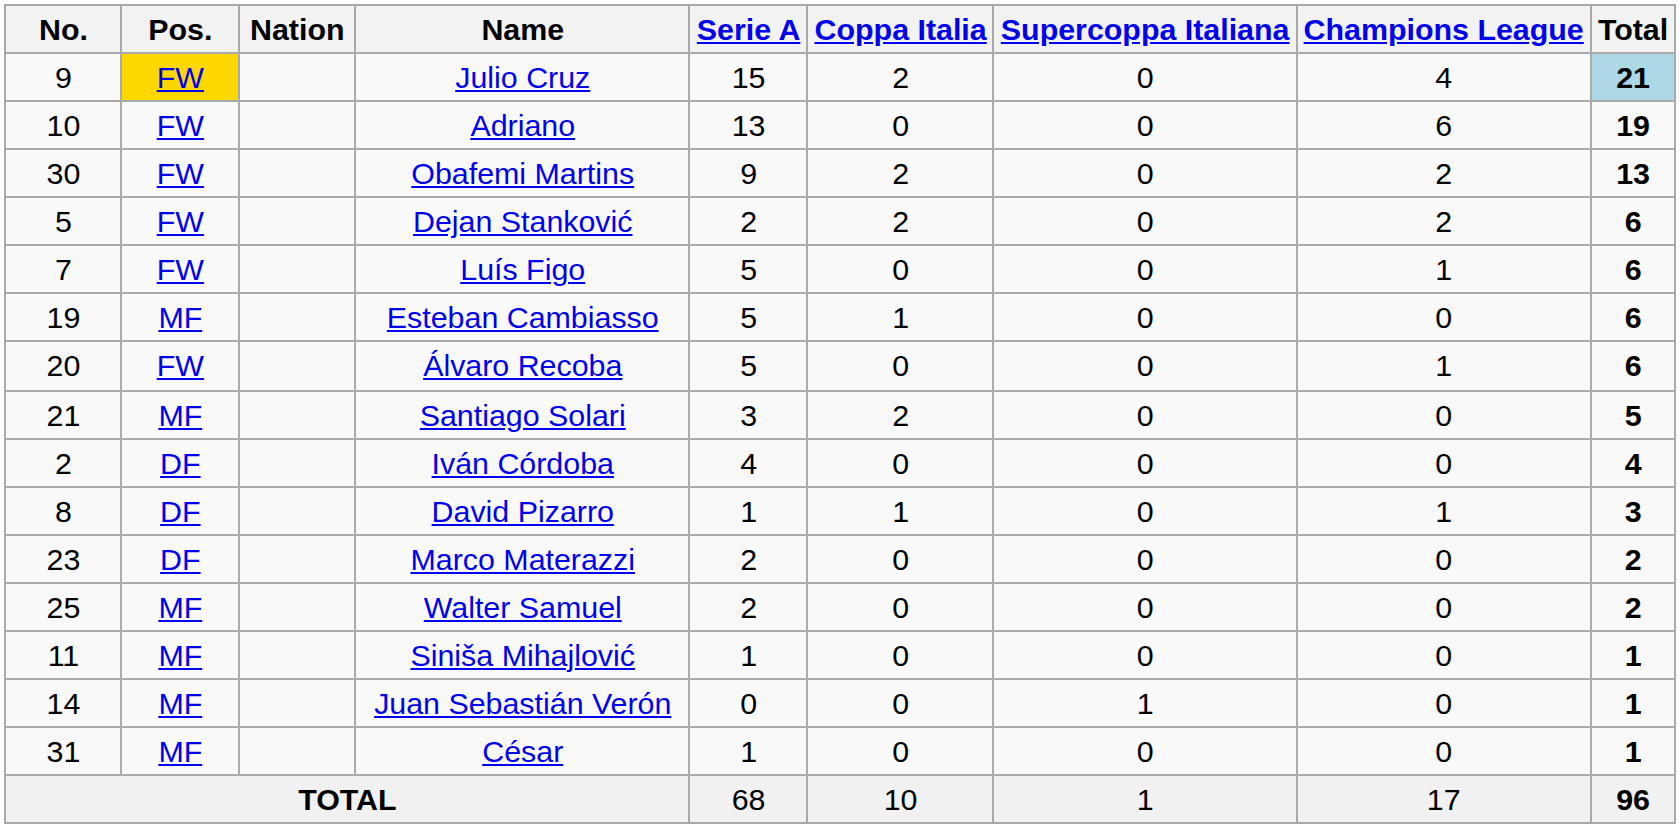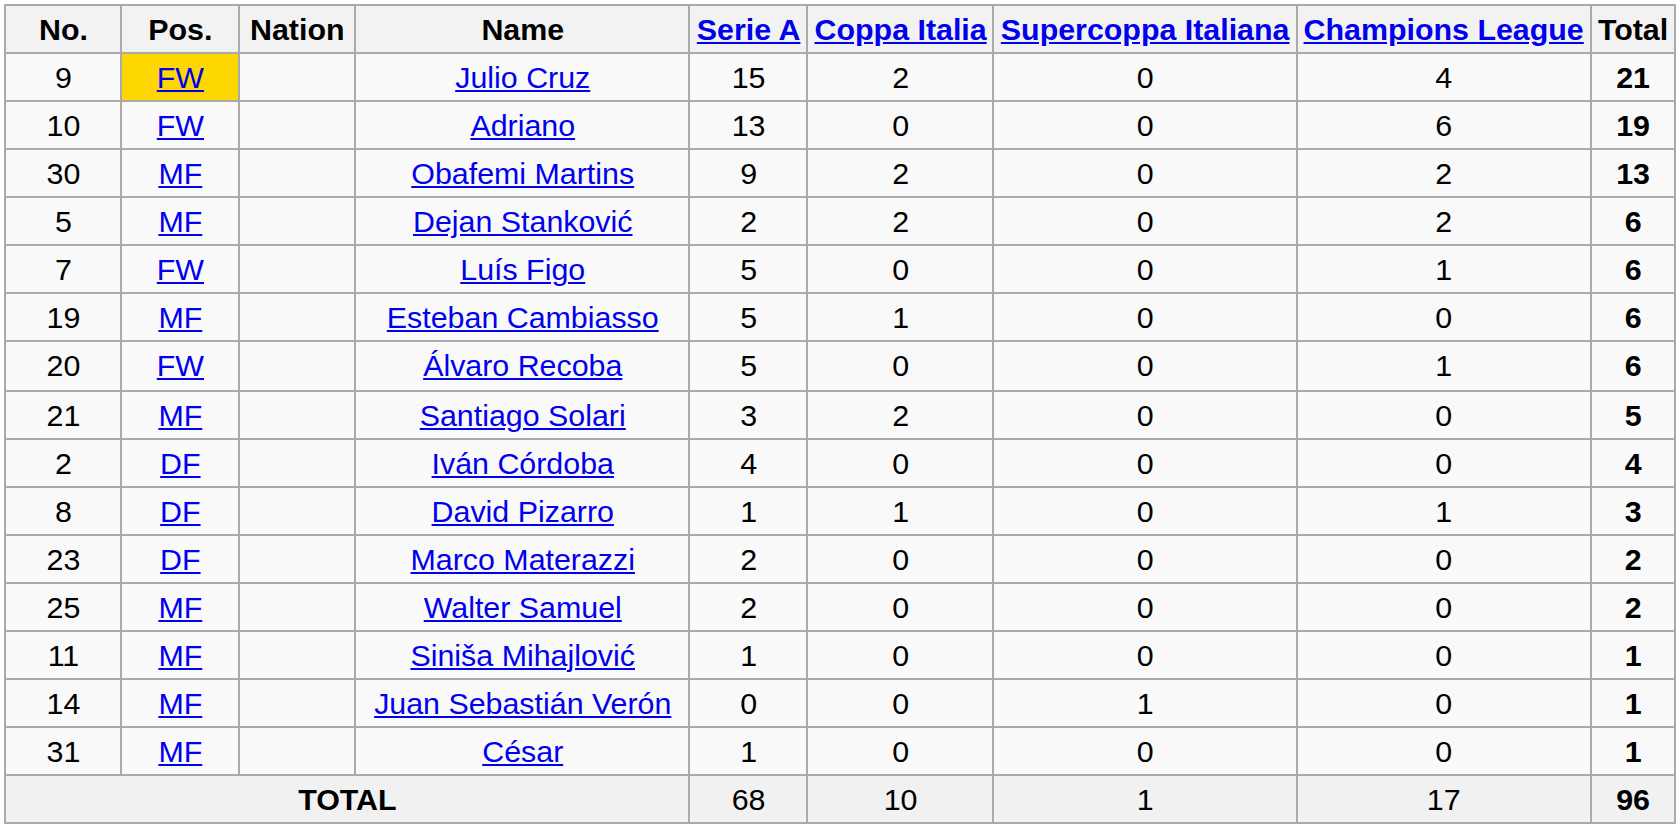(1633, 77) lightblue background -> (1633, 77) no background
(180, 174) FW -> (180, 174) MF
(180, 222) FW -> (180, 222) MF
